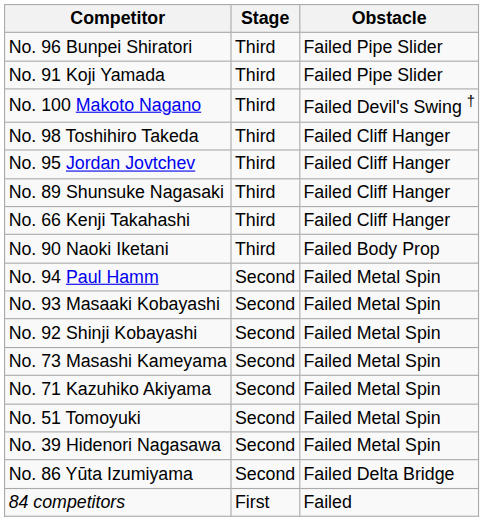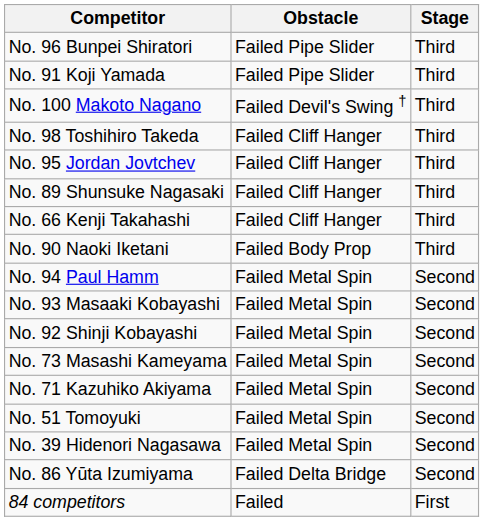columns swapped: (265, 18) <-> (389, 18)
